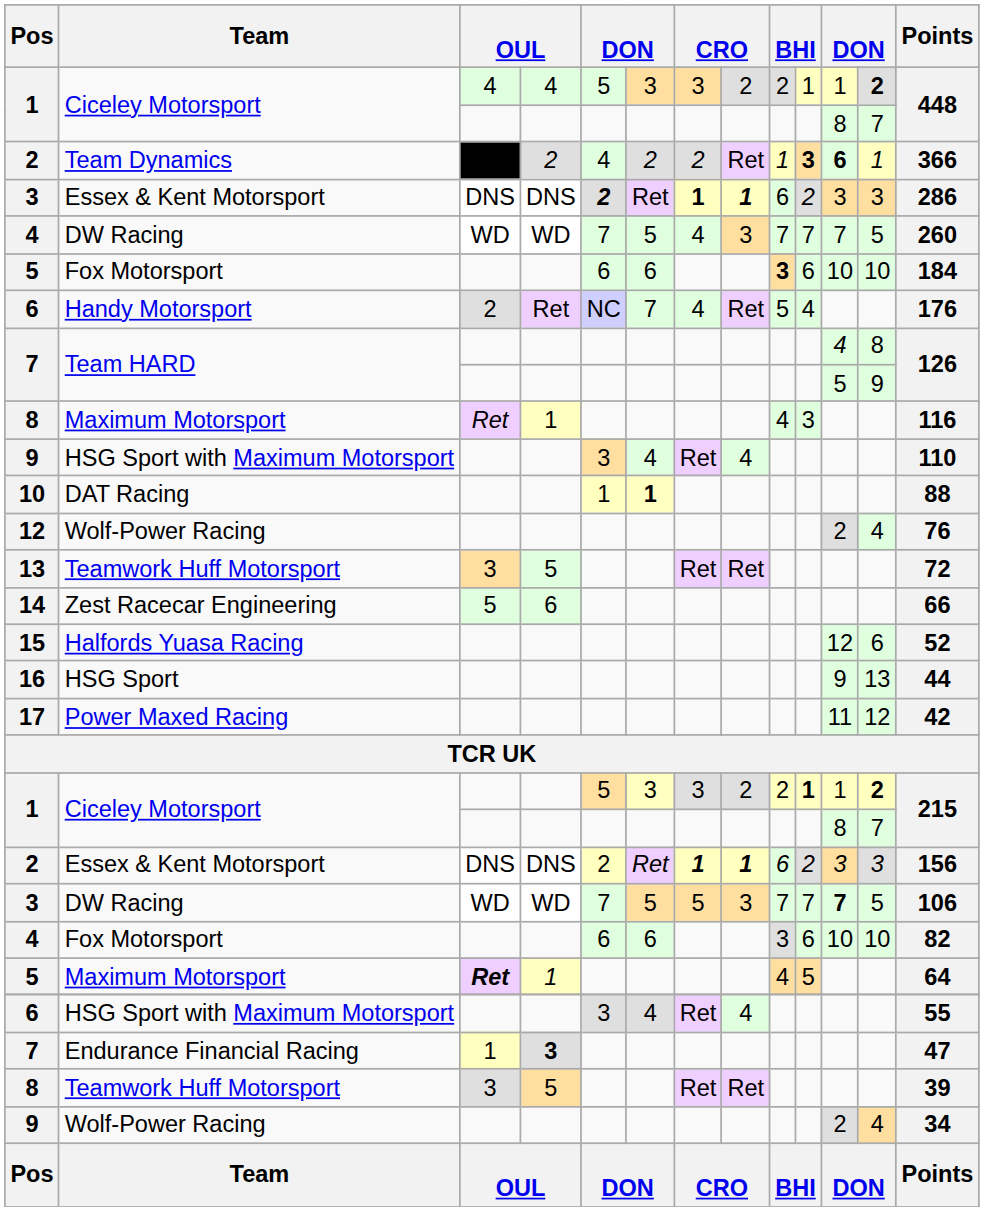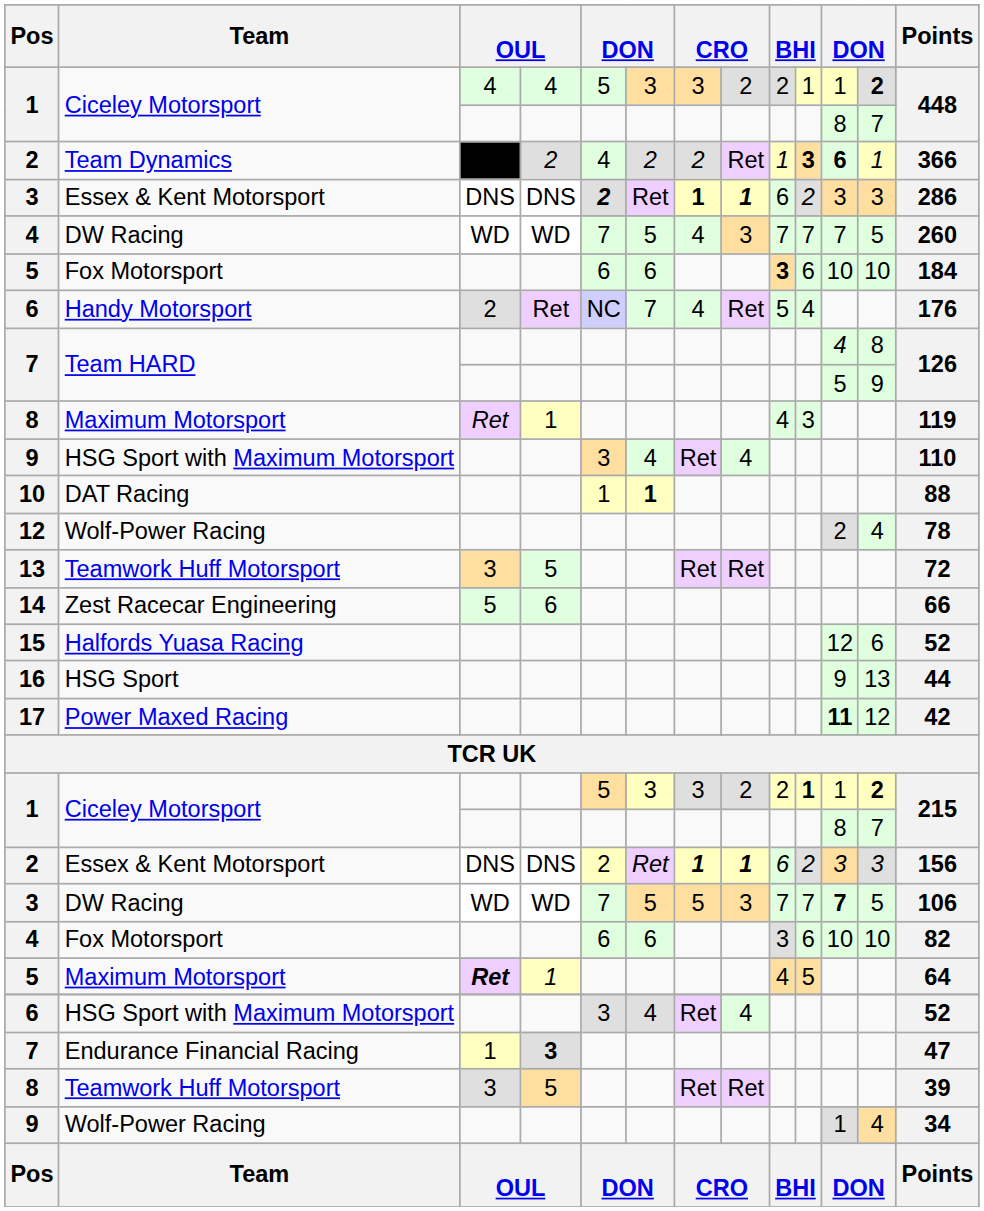(937, 420) 116 -> (937, 420) 119
(937, 531) 76 -> (937, 531) 78
(840, 717) normal -> (840, 717) bold
(937, 1013) 55 -> (937, 1013) 52
(840, 1124) 2 -> (840, 1124) 1
